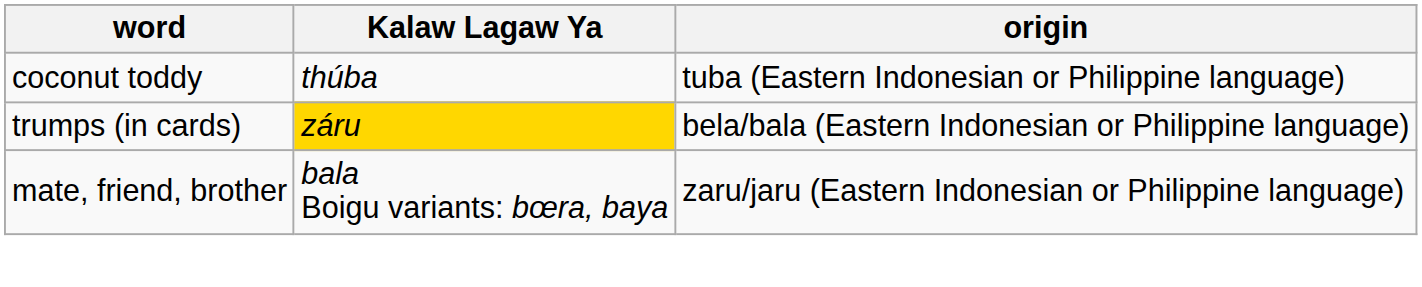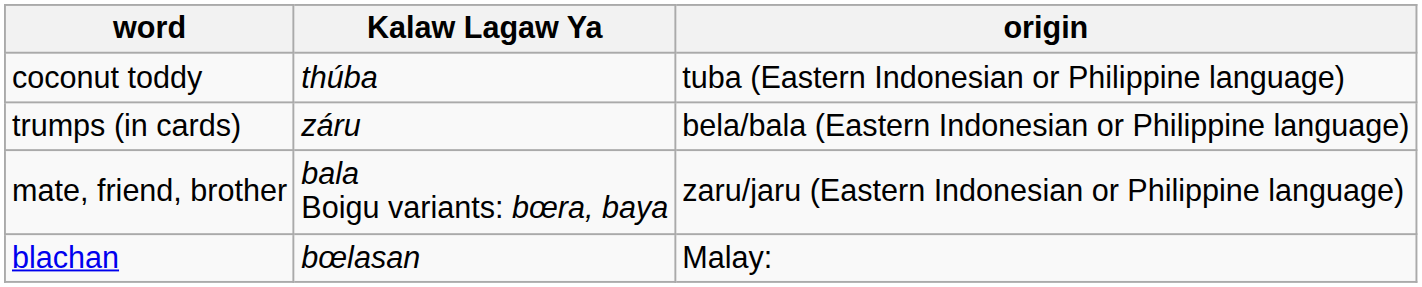(331, 125) gold background -> (331, 125) no background
+ row: (66, 256)
